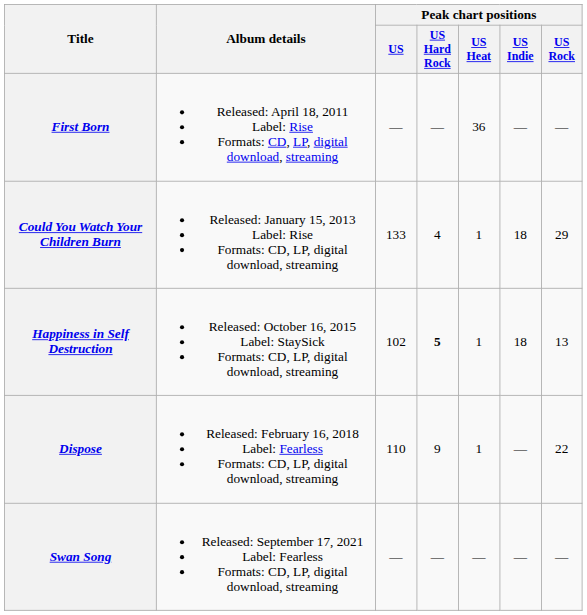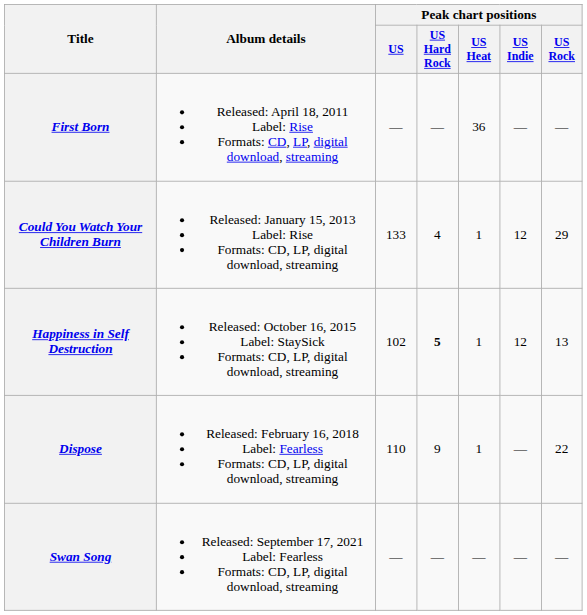(520, 234) 18 -> (520, 234) 12
(520, 341) 18 -> (520, 341) 12
